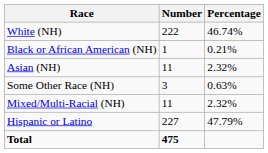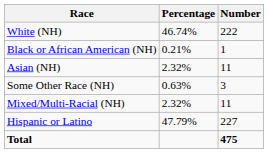columns swapped: (182, 13) <-> (234, 13)
